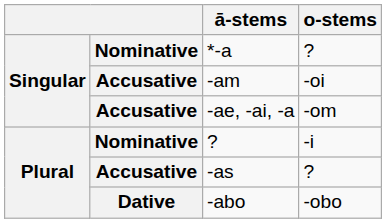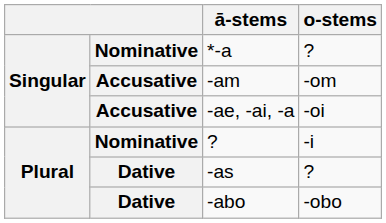(314, 80) -oi -> (320, 80) -om
(320, 111) -om -> (314, 111) -oi
(146, 171) Accusative -> (146, 171) Dative
